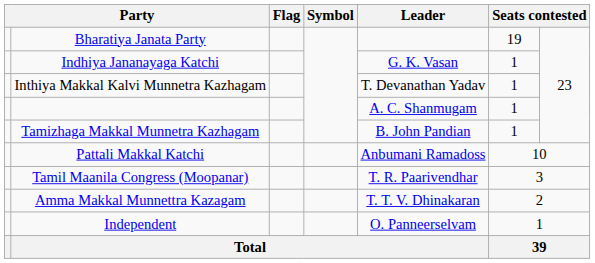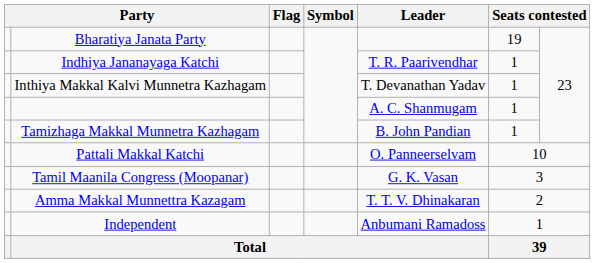(423, 62) G. K. Vasan -> (423, 62) T. R. Paarivendhar
(423, 154) Anbumani Ramadoss -> (423, 154) O. Panneerselvam
(423, 177) T. R. Paarivendhar -> (423, 177) G. K. Vasan
(423, 223) O. Panneerselvam -> (423, 223) Anbumani Ramadoss
